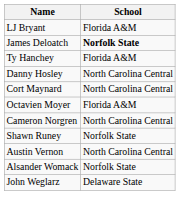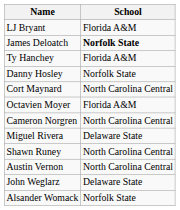(128, 74) North Carolina Central -> (109, 74) Norfolk State
+ row: (35, 136)
(109, 136) Norfolk State -> (128, 151) North Carolina Central
rows swapped: (33, 182) <-> (43, 167)
